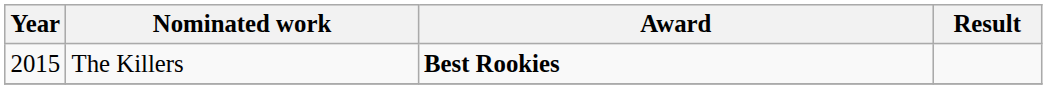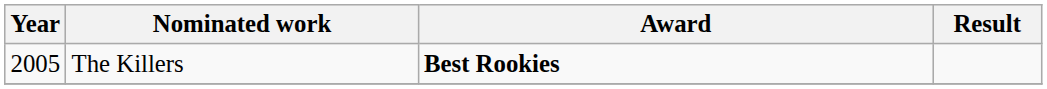(35, 63) 2015 -> (35, 63) 2005
